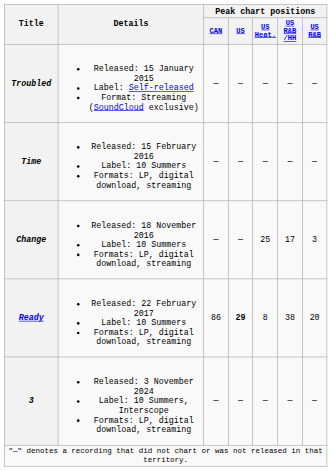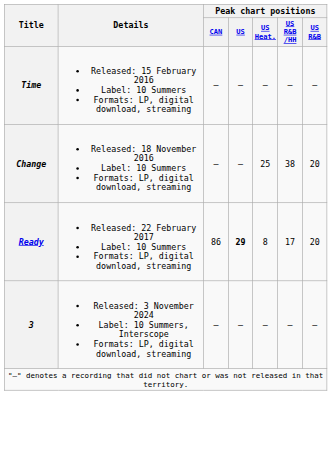- row: (31, 83)
(290, 240) 17 -> (290, 164) 38
(315, 240) 3 -> (315, 164) 20
(290, 318) 38 -> (290, 242) 17
